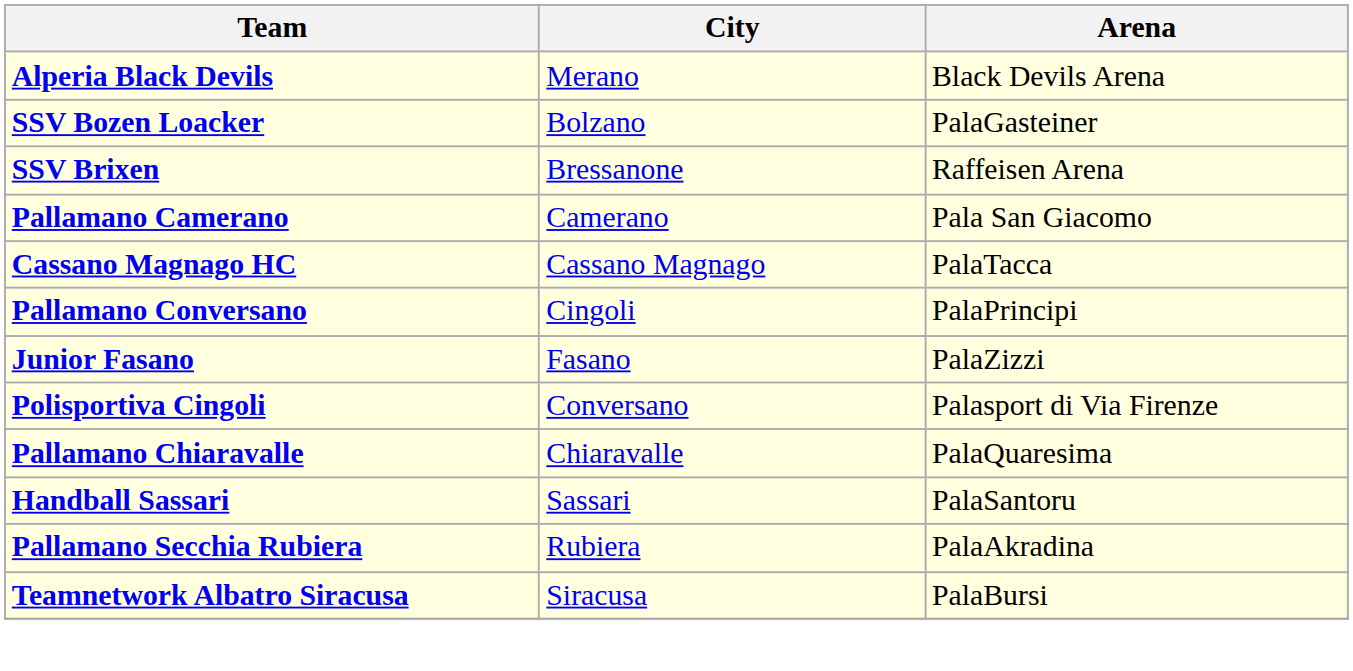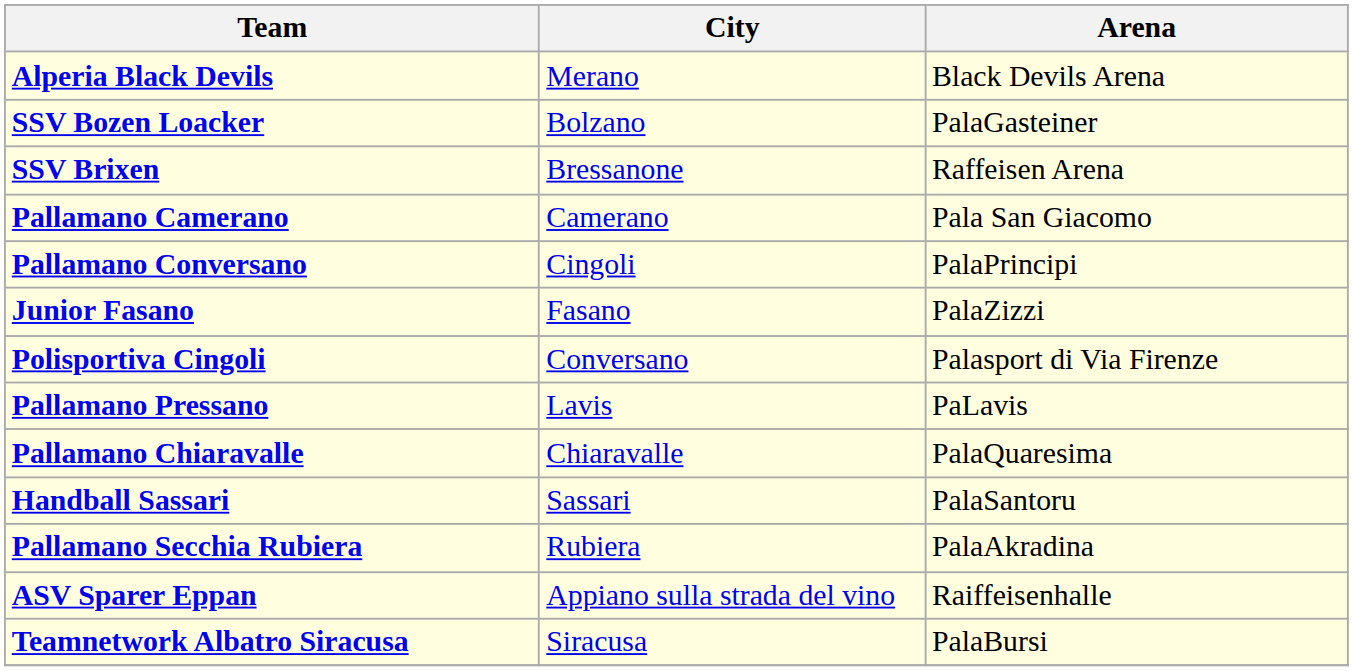- row: (154, 264)
+ row: (140, 405)
+ row: (134, 594)
